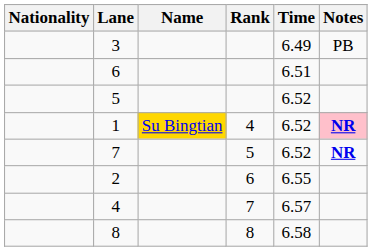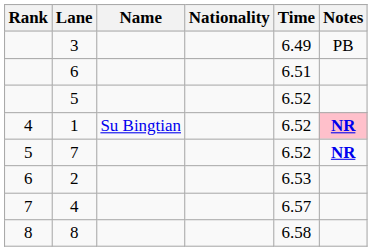columns swapped: (250, 17) <-> (49, 17)
(182, 125) gold background -> (141, 125) no background
(296, 179) 6.55 -> (296, 179) 6.53
